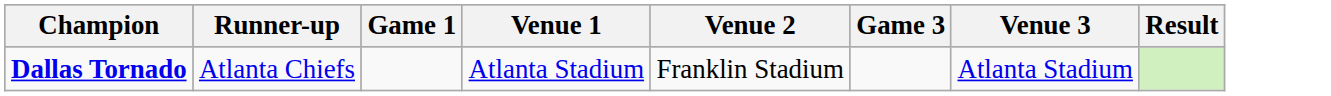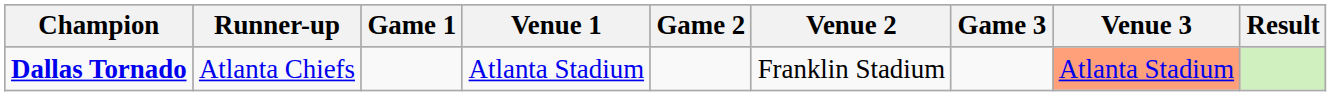+ column: (701, 25)
(1045, 68) no background -> (1146, 68) lightsalmon background
